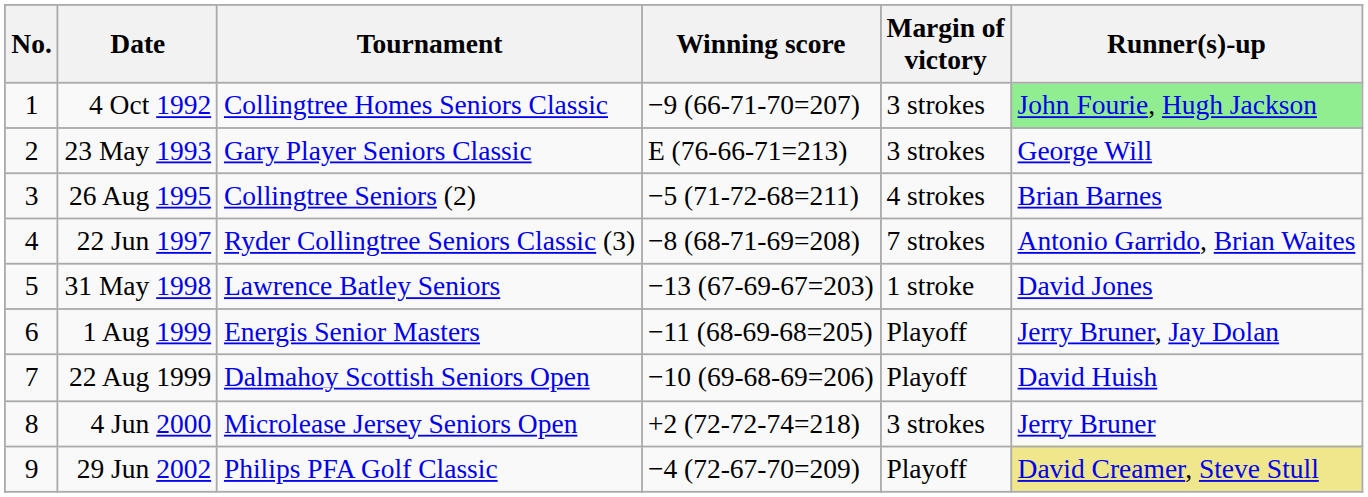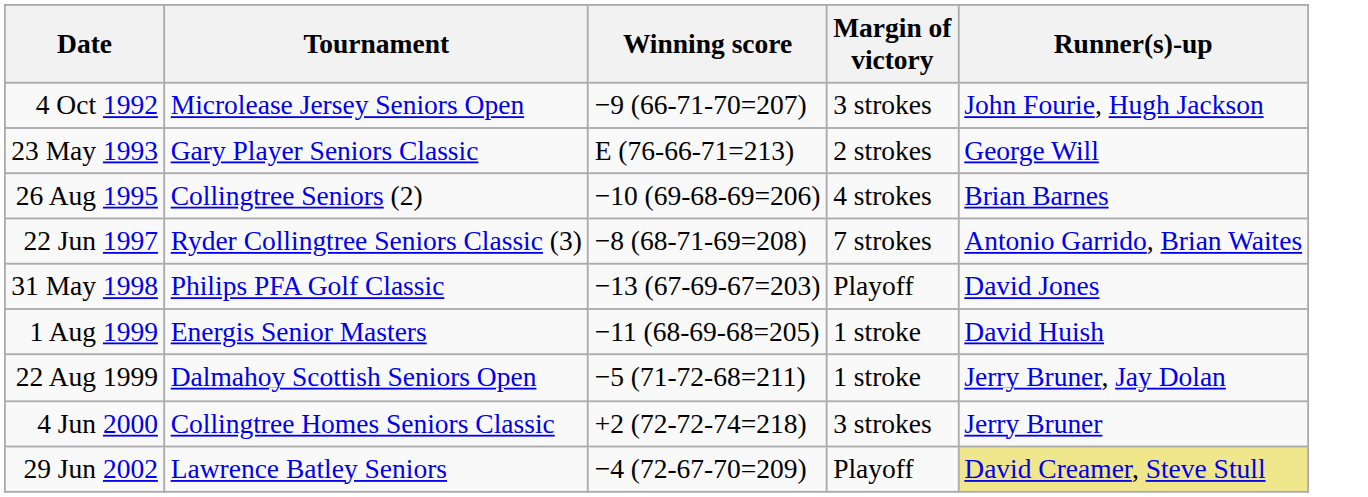- column: (32, 43)
(416, 105) Collingtree Homes Seniors Classic -> (347, 105) Microlease Jersey Seniors Open
(1167, 105) lightgreen background -> (1114, 105) no background
(936, 150) 3 strokes -> (882, 150) 2 strokes
(753, 196) −5 (71-72-68=211) -> (708, 196) −10 (69-68-69=206)
(362, 286) Lawrence Batley Seniors -> (308, 286) Philips PFA Golf Classic
(930, 286) 1 stroke -> (873, 286) Playoff
(927, 332) Playoff -> (877, 332) 1 stroke
(1148, 332) Jerry Bruner, Jay Dolan -> (1034, 332) David Huish
(761, 377) −10 (69-68-69=206) -> (700, 377) −5 (71-72-68=211)
(927, 377) Playoff -> (877, 377) 1 stroke
(1087, 377) David Huish -> (1095, 377) Jerry Bruner, Jay Dolan
(401, 422) Microlease Jersey Seniors Open -> (363, 422) Collingtree Homes Seniors Classic
(361, 468) Philips PFA Golf Classic -> (309, 468) Lawrence Batley Seniors
